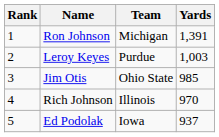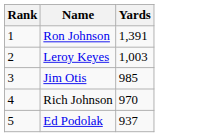- column: (146, 15)
